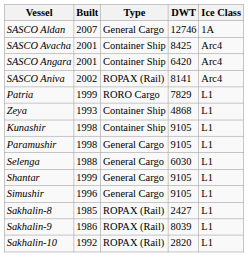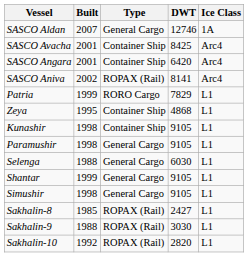(87, 111) 1993 -> (87, 111) 1995
(87, 194) 1996 -> (87, 194) 1998
(87, 227) 1986 -> (87, 227) 1988
(181, 227) 8039 -> (181, 227) 3030
